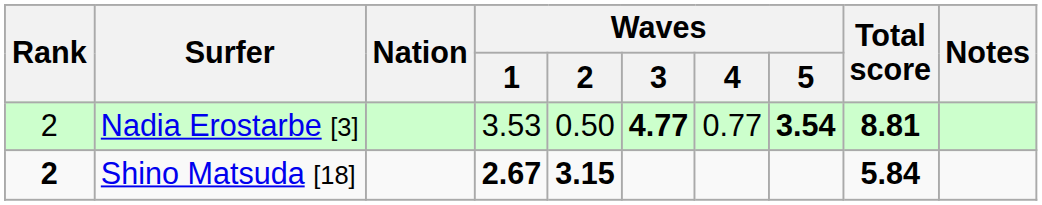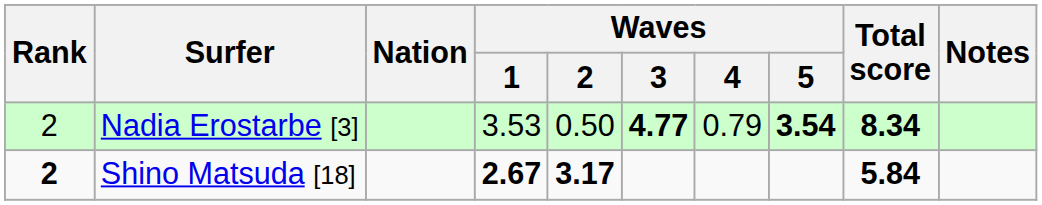(732, 125) 0.77 -> (732, 125) 0.79
(890, 125) 8.81 -> (890, 125) 8.34
(585, 174) 3.15 -> (585, 174) 3.17
